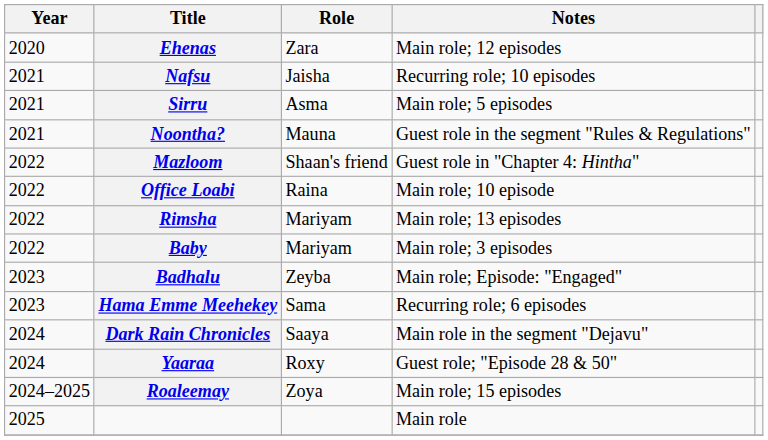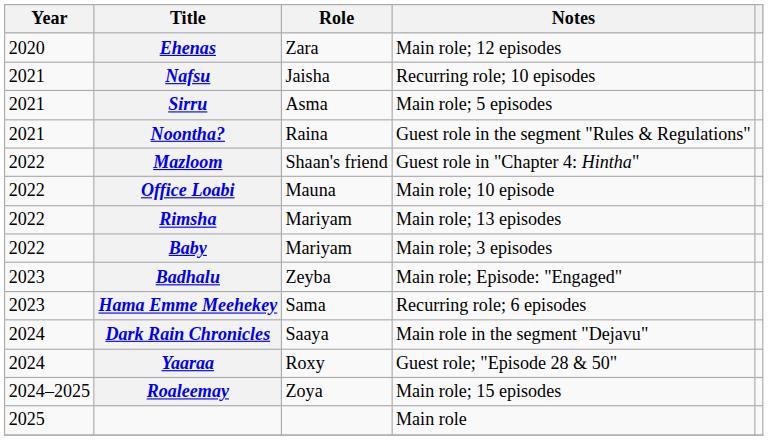(311, 133) Mauna -> (307, 133) Raina
(307, 190) Raina -> (311, 190) Mauna
